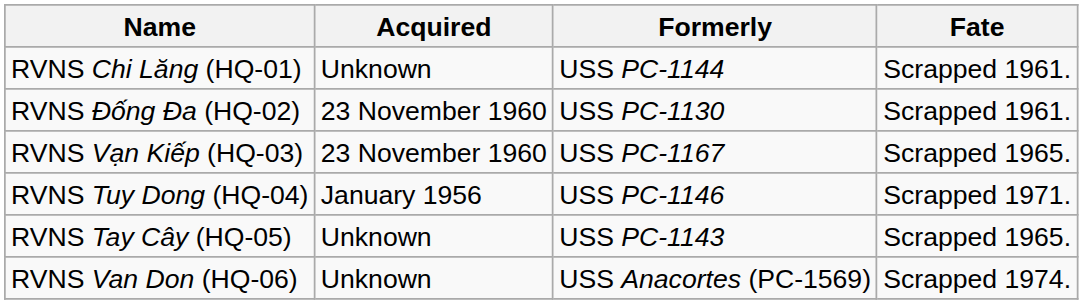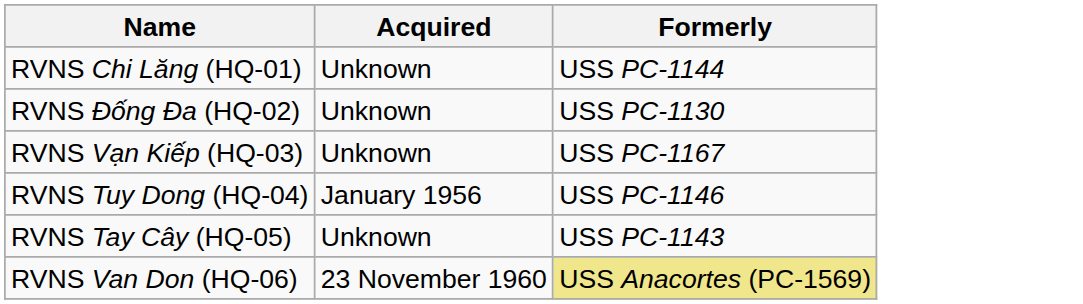- column: (977, 26)
(434, 110) 23 November 1960 -> (376, 110) Unknown
(434, 152) 23 November 1960 -> (376, 152) Unknown
(376, 279) Unknown -> (434, 279) 23 November 1960
(715, 279) no background -> (715, 279) khaki background
